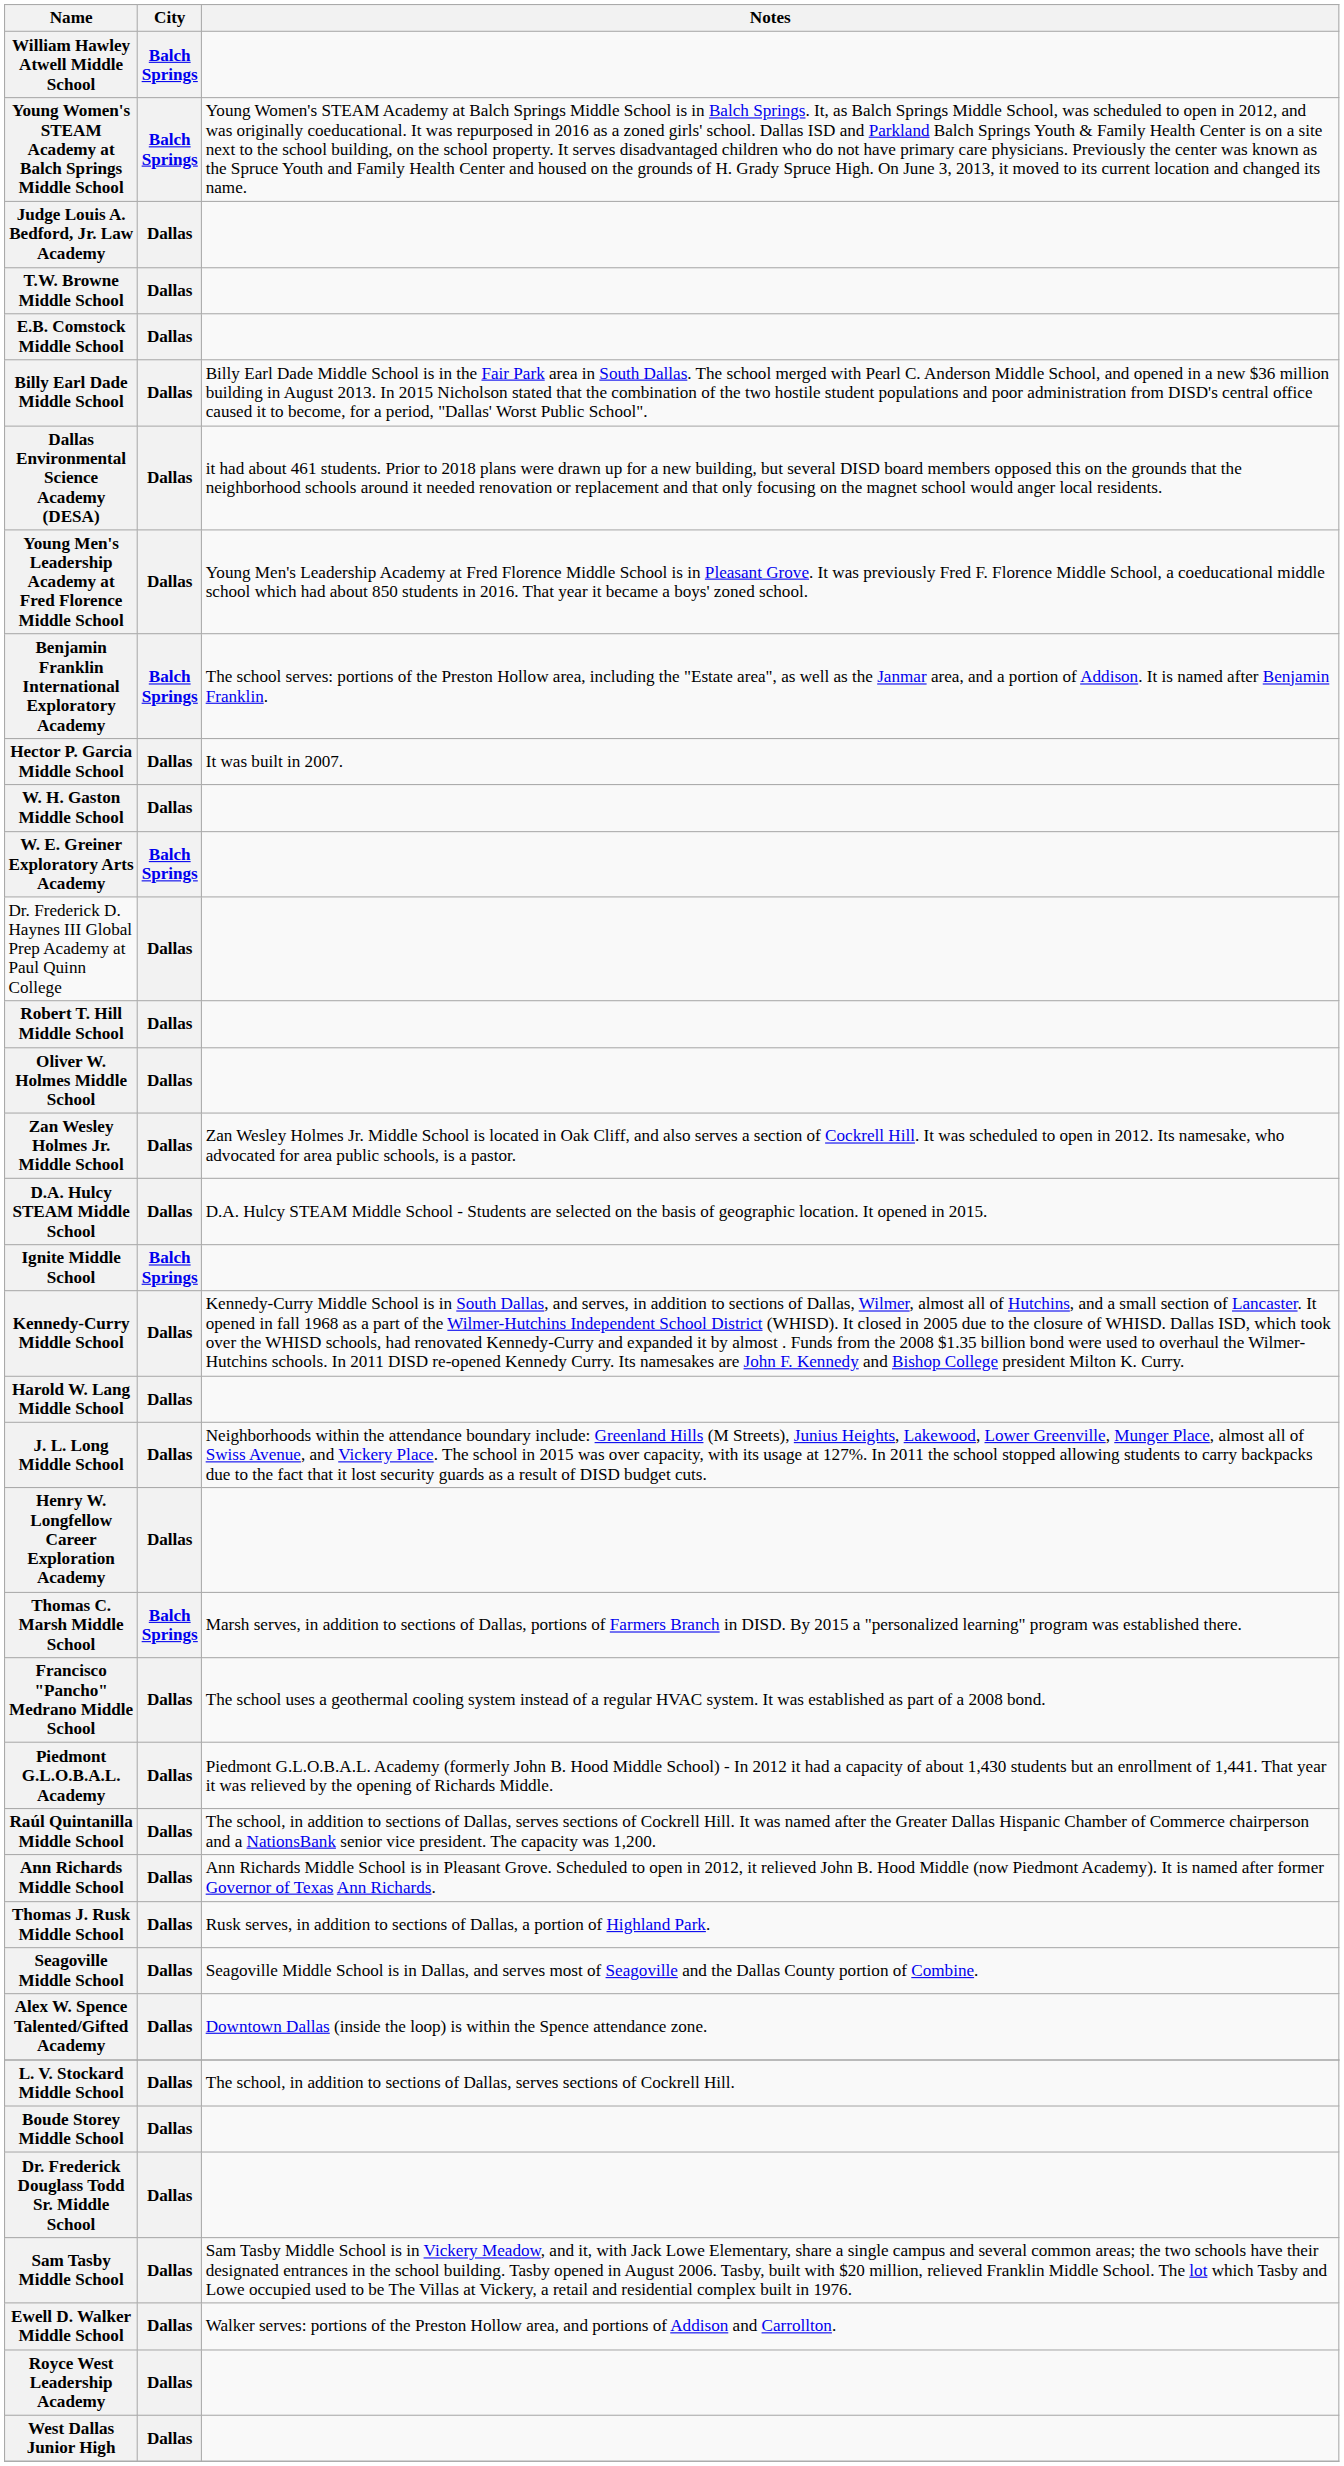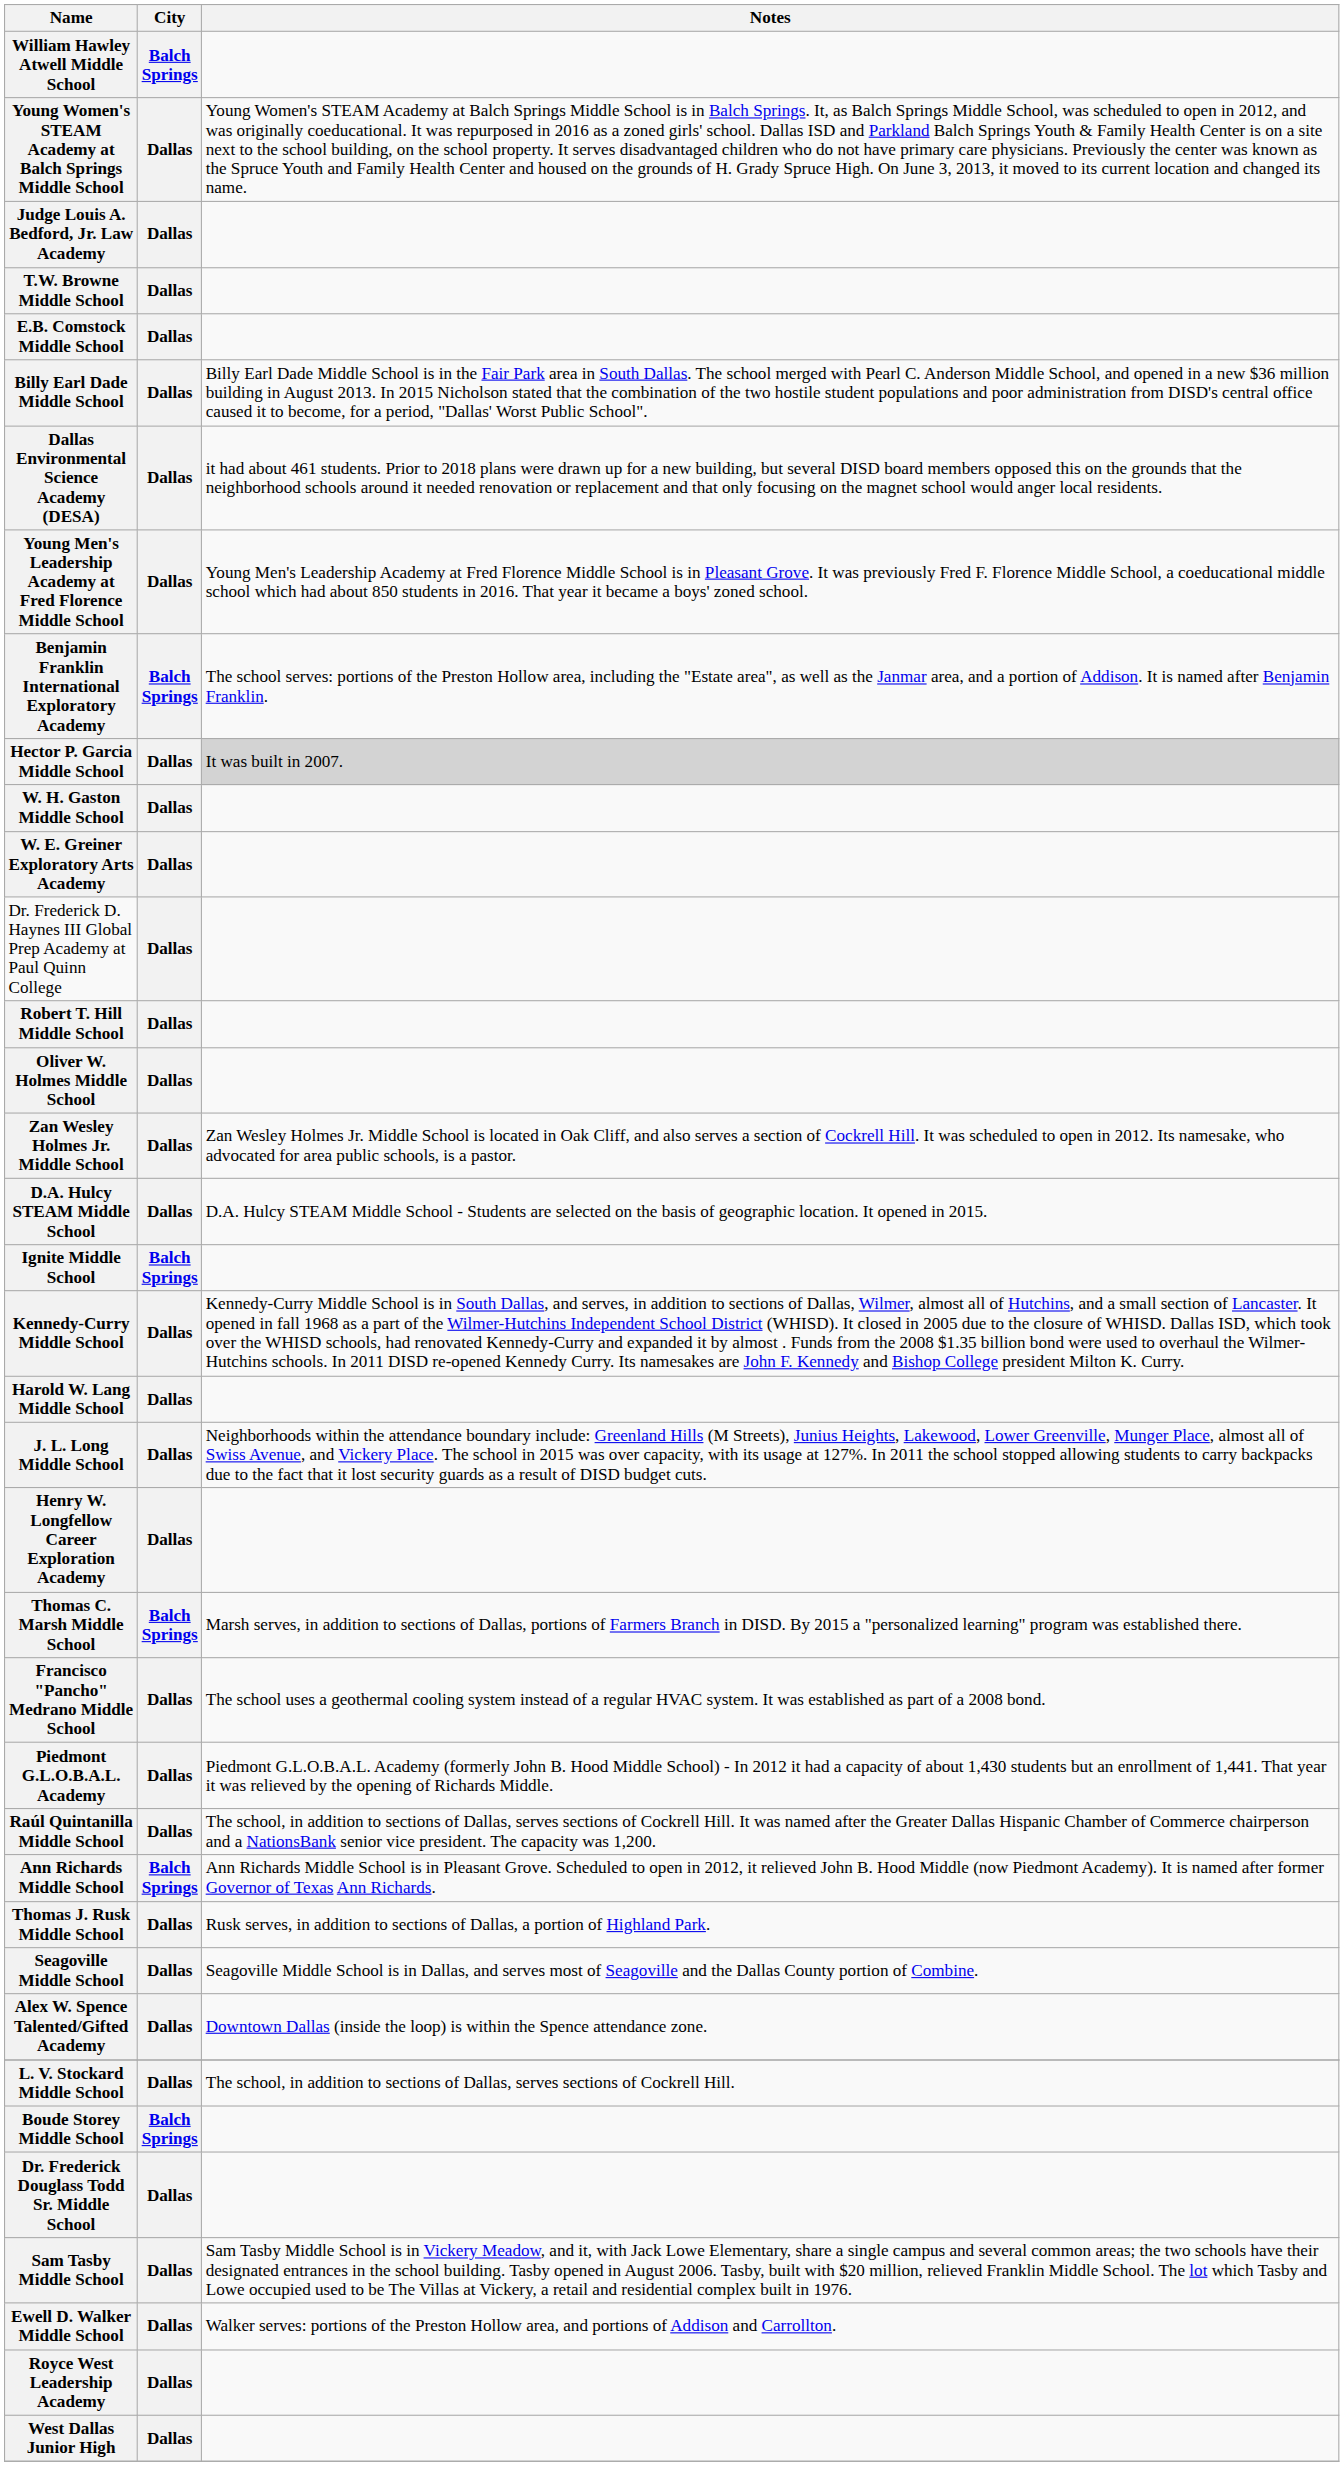(170, 149) Balch Springs -> (170, 149) Dallas
(274, 761) no background -> (274, 761) lightgrey background
(170, 863) Balch Springs -> (170, 863) Dallas
(170, 1877) Dallas -> (170, 1877) Balch Springs
(170, 2129) Dallas -> (170, 2129) Balch Springs
